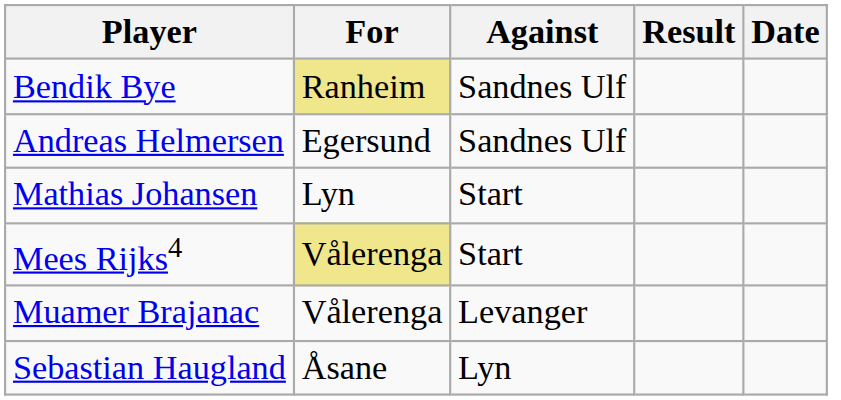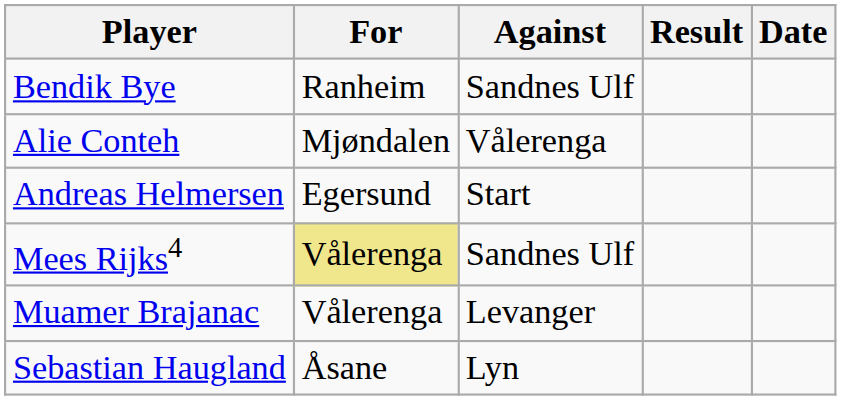(363, 85) khaki background -> (363, 85) no background
+ row: (96, 140)
(542, 140) Sandnes Ulf -> (498, 194) Start
- row: (135, 194)
(490, 253) Start -> (550, 253) Sandnes Ulf
